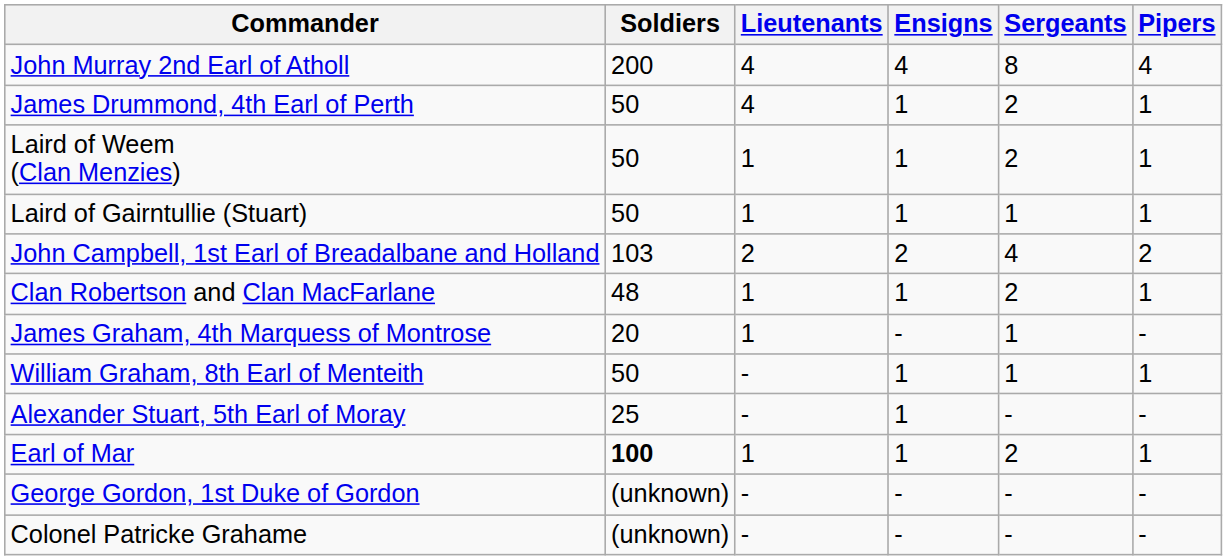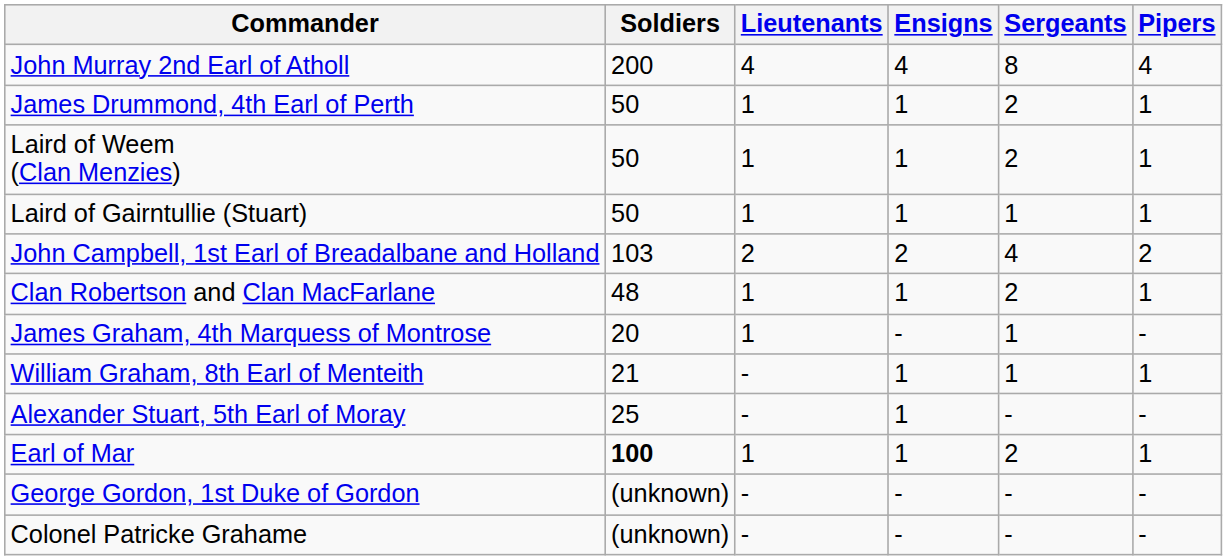(748, 104) 4 -> (748, 104) 1
(625, 373) 50 -> (625, 373) 21
